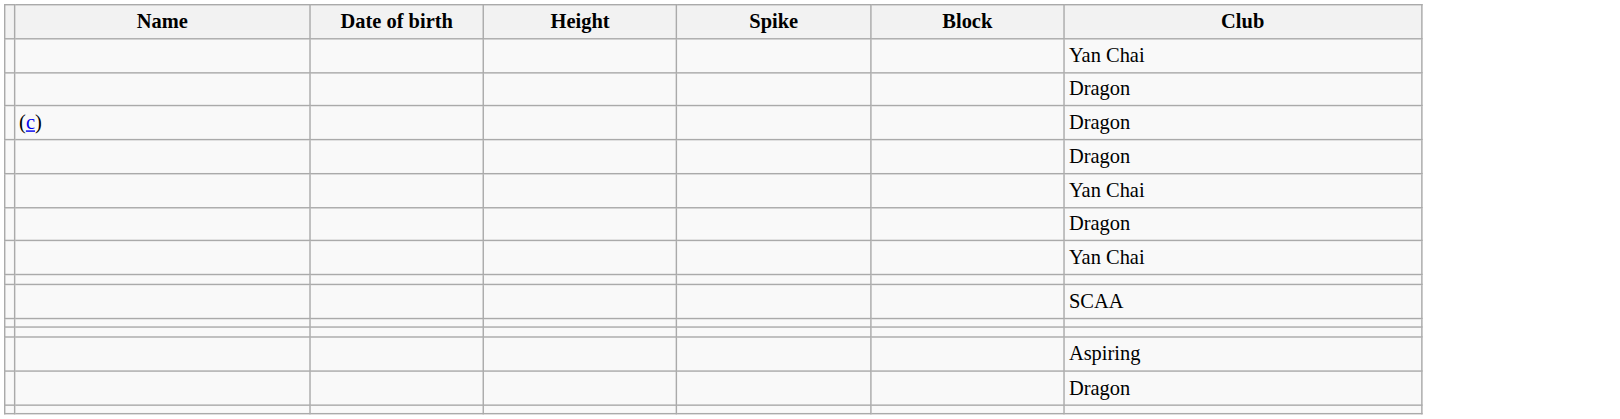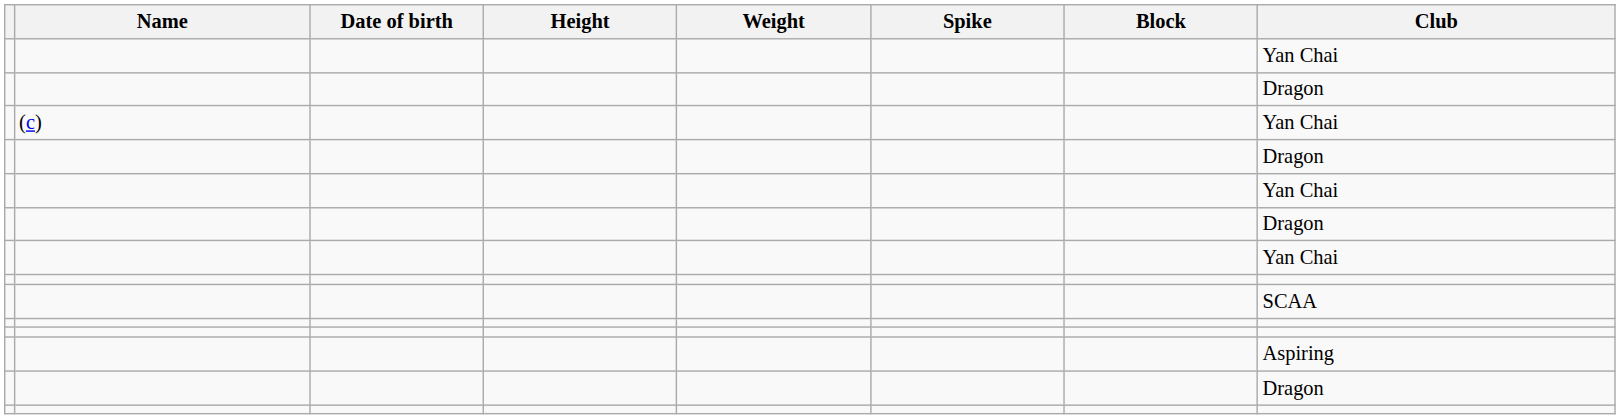+ column: (774, 21)
(1100, 122) Dragon -> (1300, 122) Yan Chai
